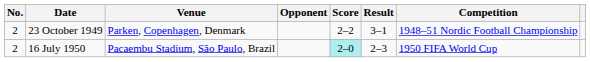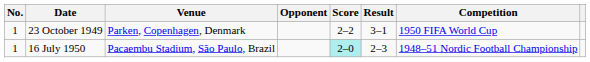(15, 30) 2 -> (15, 30) 1
(488, 30) 1948–51 Nordic Football Championship -> (448, 30) 1950 FIFA World Cup
(15, 48) 2 -> (15, 48) 1
(448, 48) 1950 FIFA World Cup -> (488, 48) 1948–51 Nordic Football Championship
